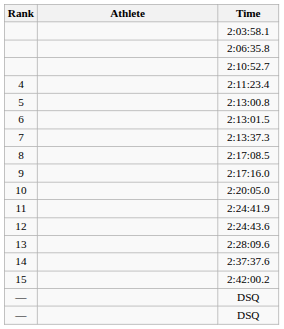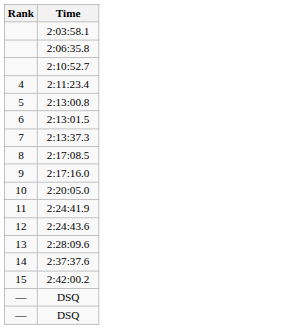- column: (128, 13)
